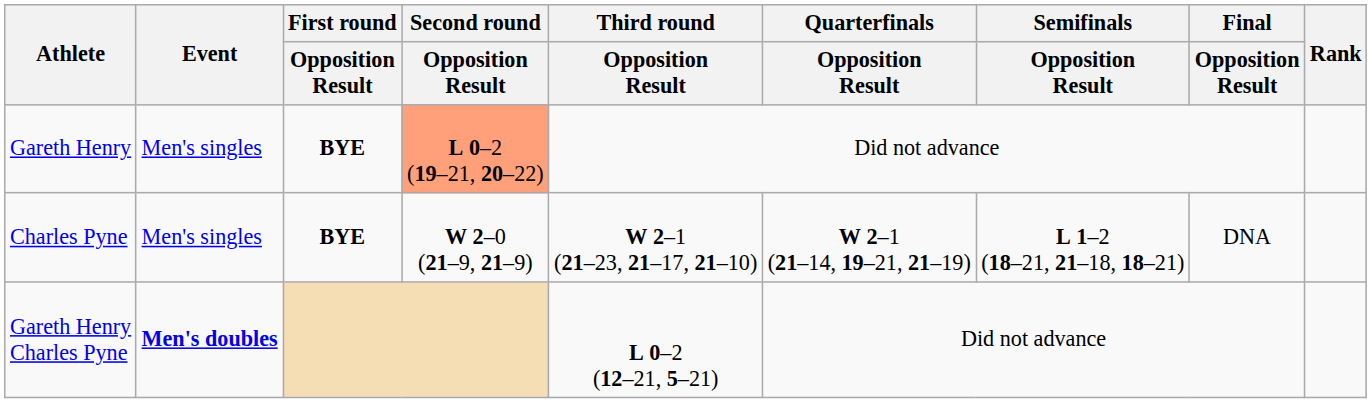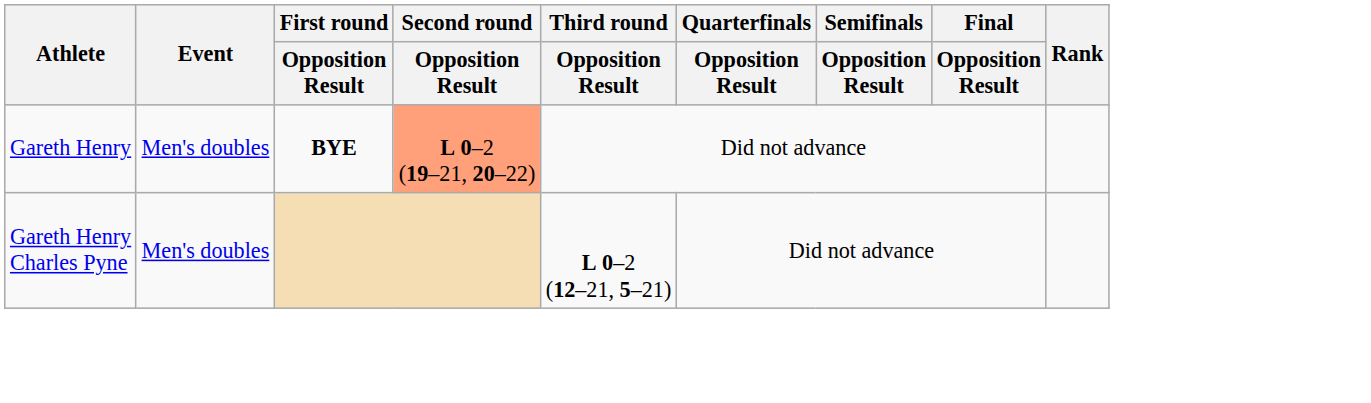(202, 148) Men's singles -> (205, 148) Men's doubles
- row: (69, 237)
(210, 339) bold -> (205, 250) normal
